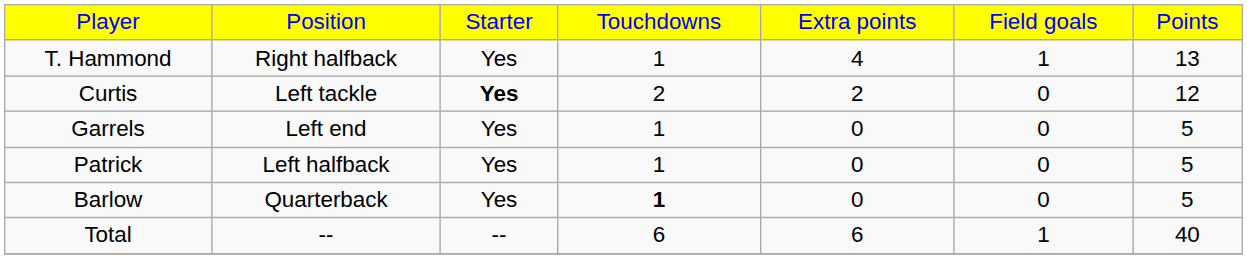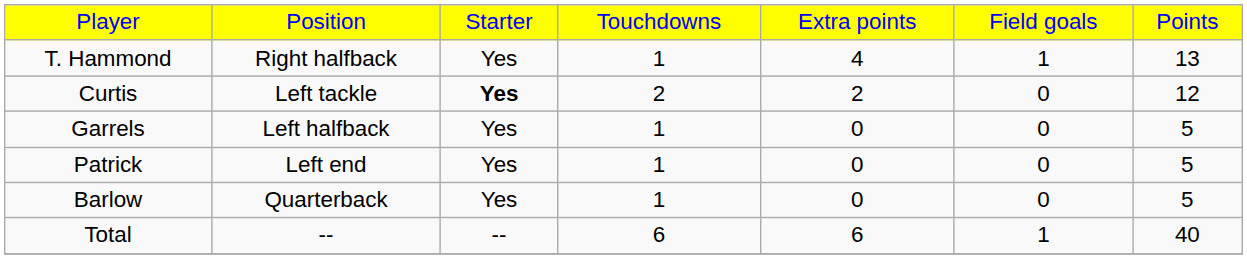(326, 128) Left end -> (326, 128) Left halfback
(326, 164) Left halfback -> (326, 164) Left end
(659, 199) bold -> (659, 199) normal
